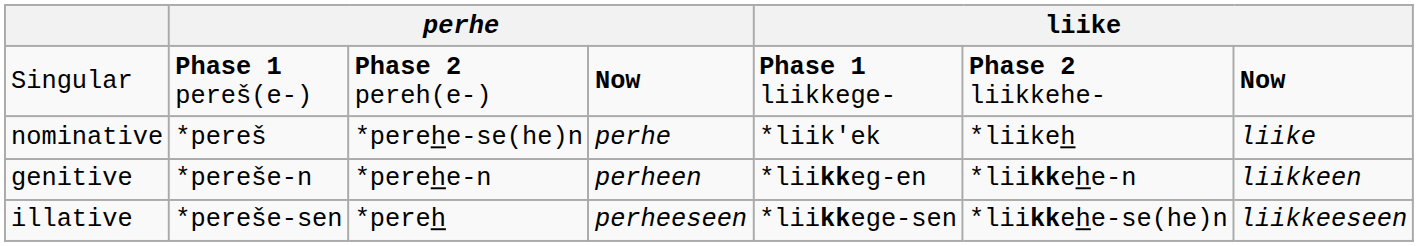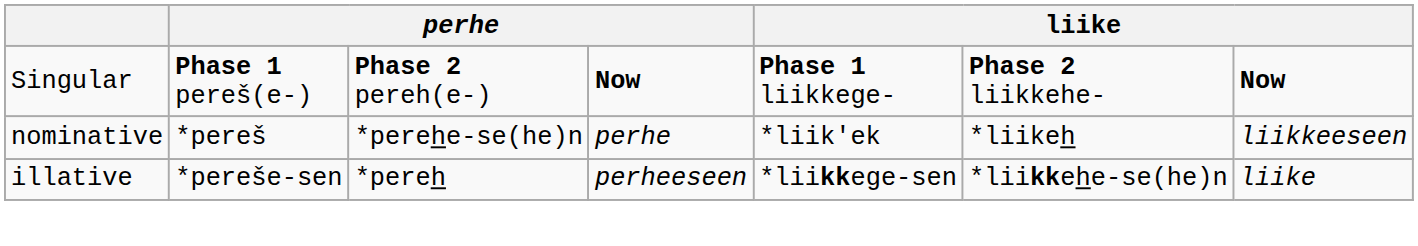(1278, 138) liike -> (1323, 138) liikkeeseen
- row: (72, 179)
(1323, 220) liikkeeseen -> (1278, 179) liike
